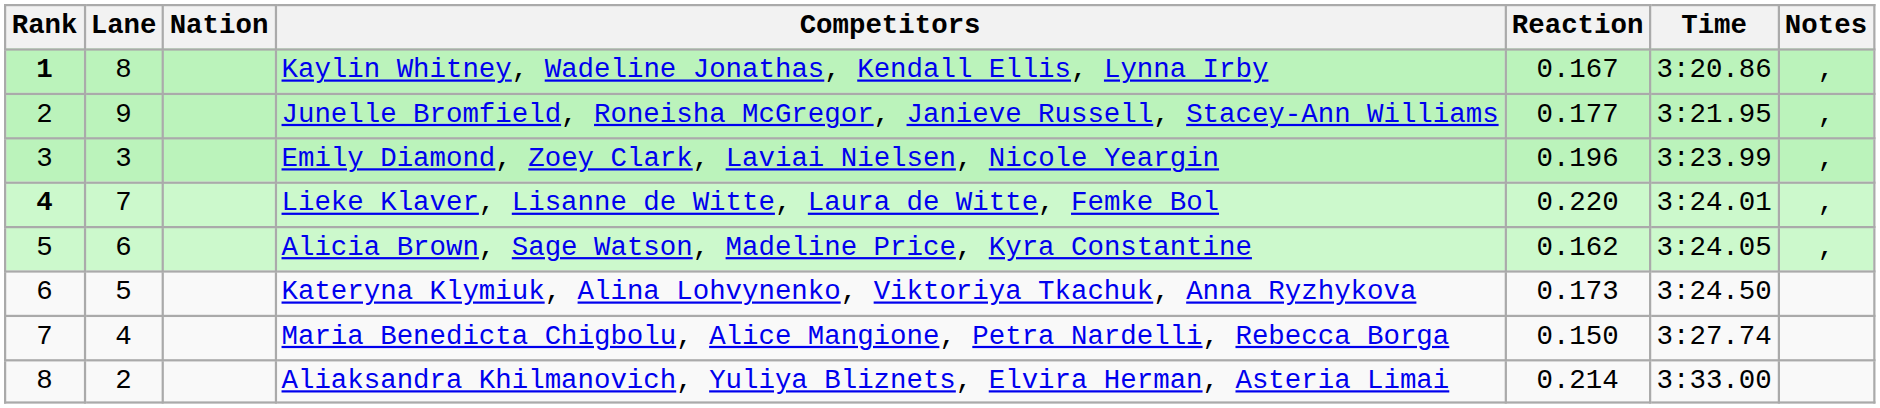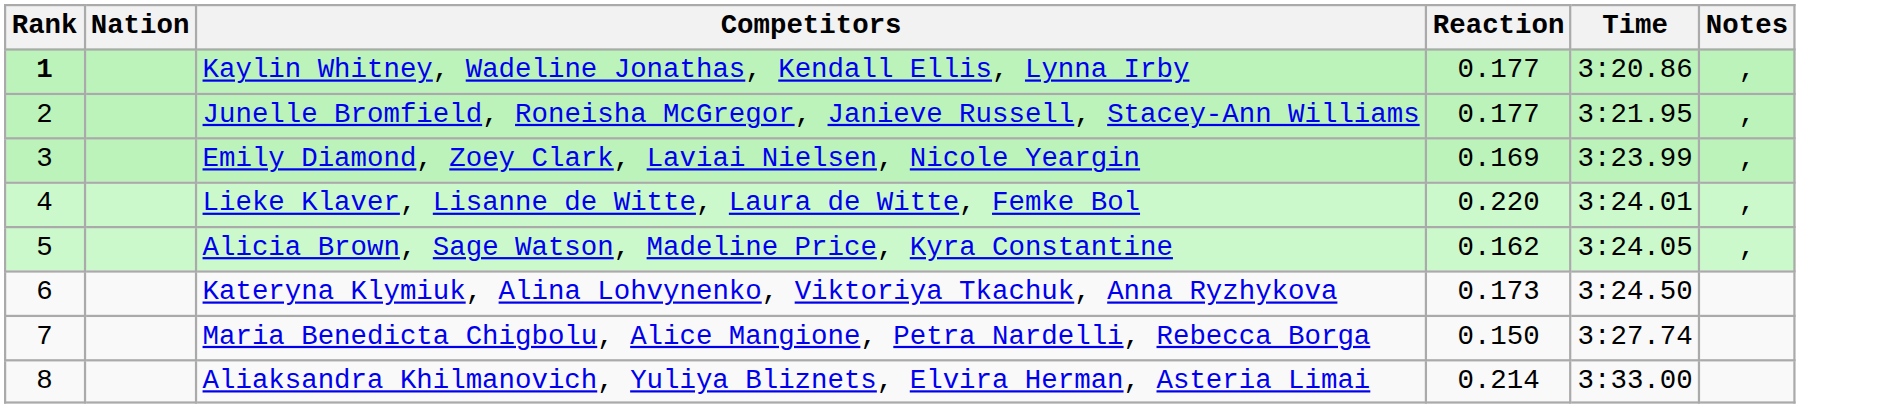- column: (124, 28)
(1578, 72) 0.167 -> (1499, 72) 0.177
(1578, 160) 0.196 -> (1499, 160) 0.169
(45, 205) bold -> (45, 205) normal
